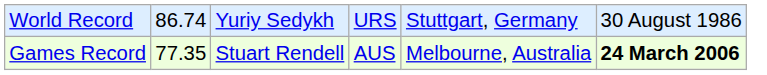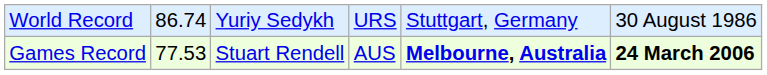(181, 52) 77.35 -> (181, 52) 77.53
(499, 52) normal -> (506, 52) bold
